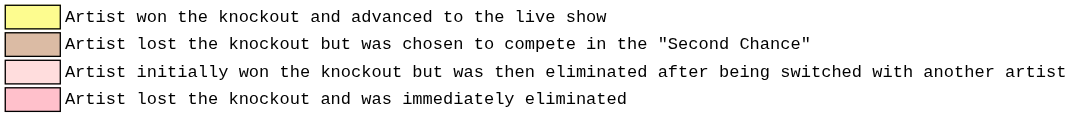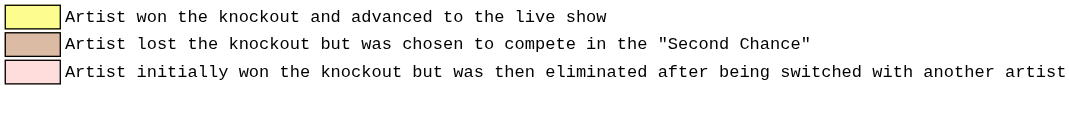- row: (346, 100)
